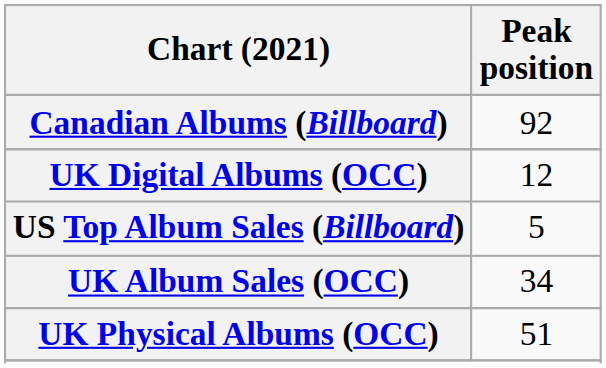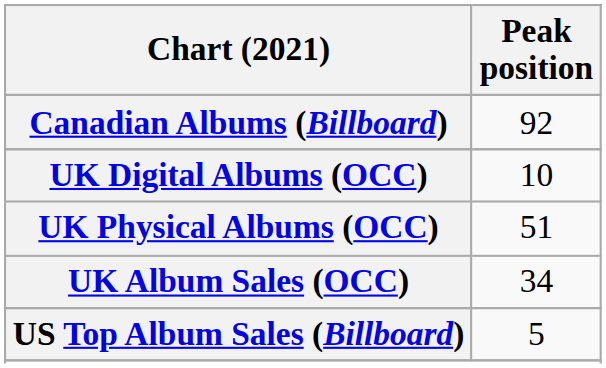(536, 174) 12 -> (536, 174) 10
rows swapped: (239, 333) <-> (239, 227)
